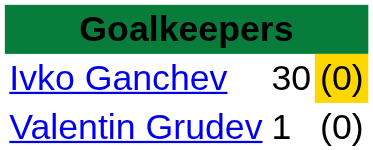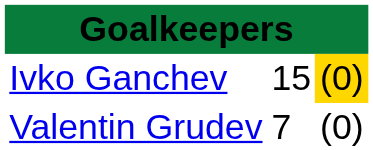(291, 77) 30 -> (291, 77) 15
(281, 126) 1 -> (281, 126) 7
